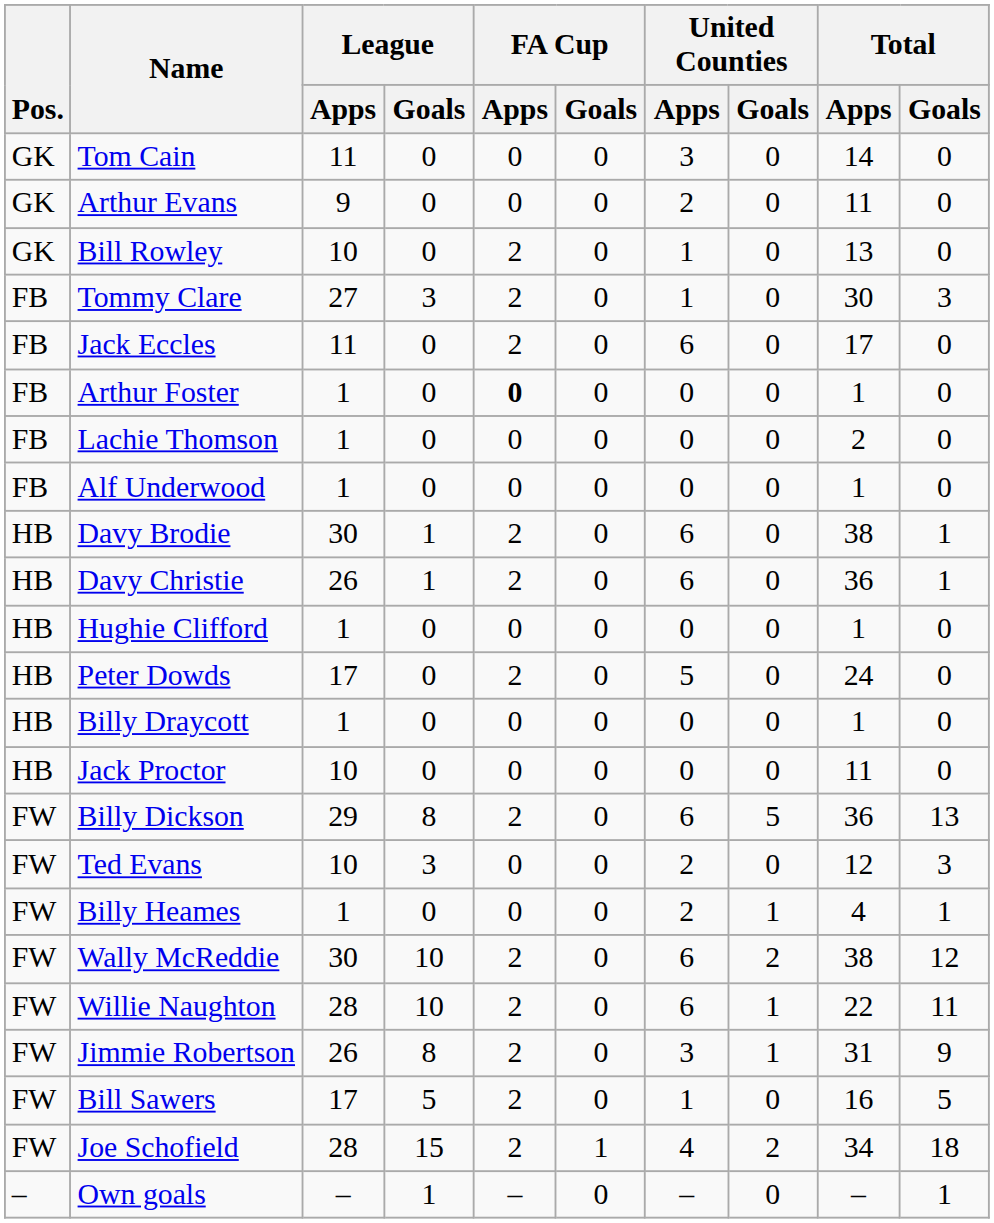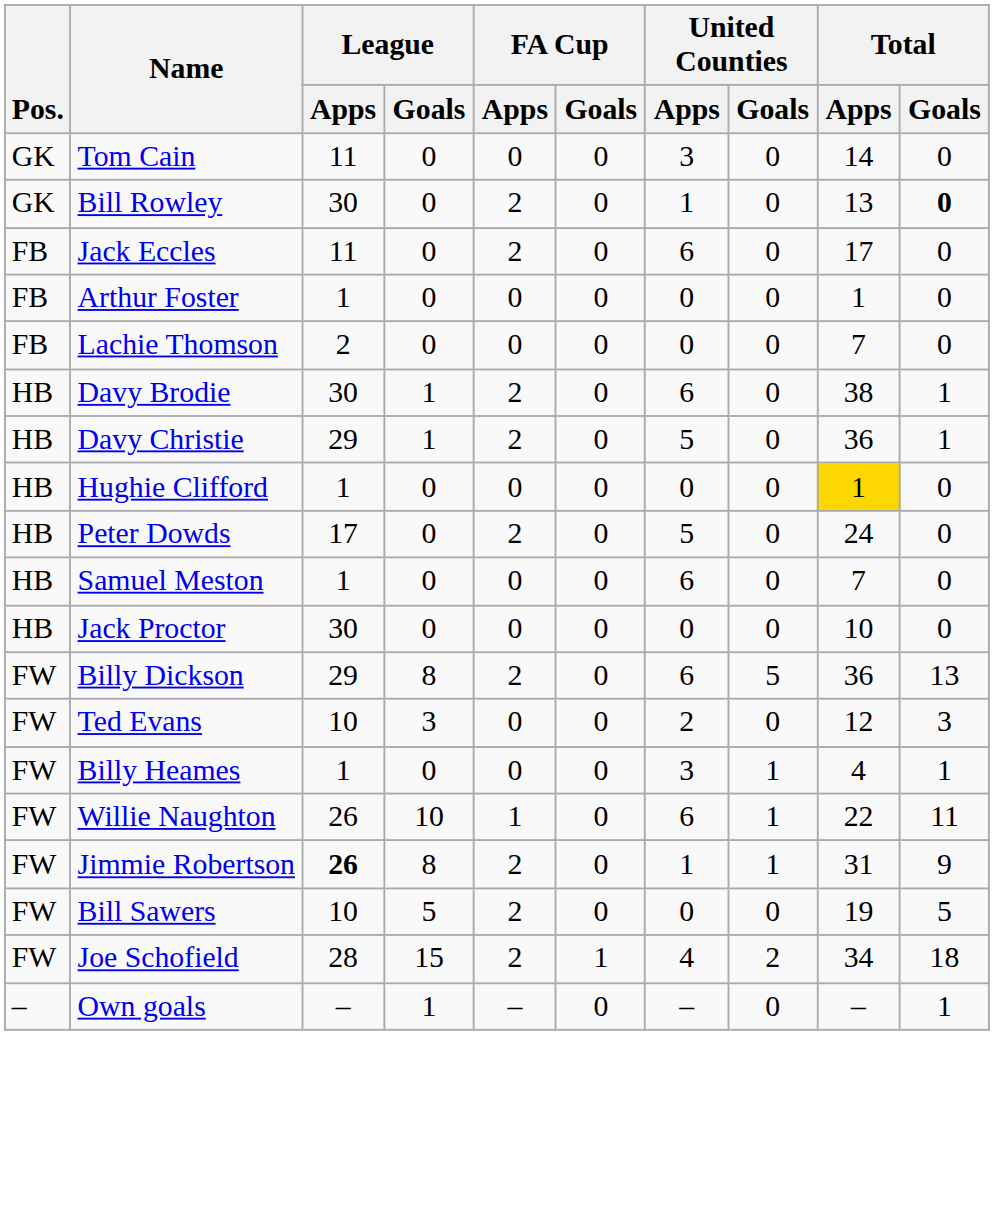- row: (157, 203)
(343, 250) 10 -> (343, 203) 30
(944, 250) normal -> (944, 203) bold
- row: (160, 297)
(515, 391) bold -> (515, 297) normal
(343, 439) 1 -> (343, 344) 2
(859, 439) 2 -> (859, 344) 7
- row: (171, 486)
(343, 580) 26 -> (343, 439) 29
(687, 580) 6 -> (687, 439) 5
(859, 627) no background -> (859, 486) gold background
- row: (163, 722)
+ row: (171, 580)
(343, 769) 10 -> (343, 627) 30
(859, 769) 11 -> (859, 627) 10
(687, 911) 2 -> (687, 769) 3
- row: (178, 958)
(343, 1005) 28 -> (343, 816) 26
(515, 1005) 2 -> (515, 816) 1
(343, 1052) normal -> (343, 863) bold
(687, 1052) 3 -> (687, 863) 1
(343, 1099) 17 -> (343, 911) 10
(687, 1099) 1 -> (687, 911) 0
(859, 1099) 16 -> (859, 911) 19
